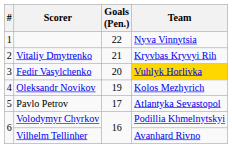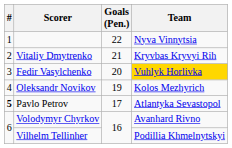(9, 103) normal -> (9, 103) bold
(180, 119) Podillia Khmelnytskyi -> (167, 119) Avanhard Rivno
(167, 135) Avanhard Rivno -> (180, 135) Podillia Khmelnytskyi
